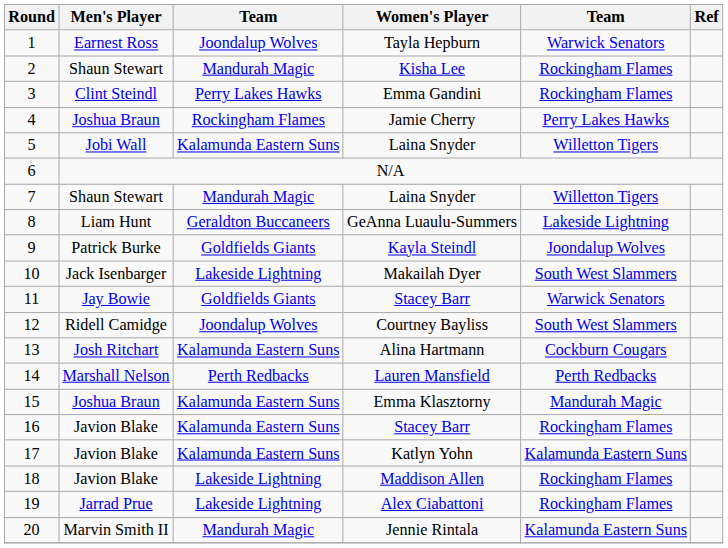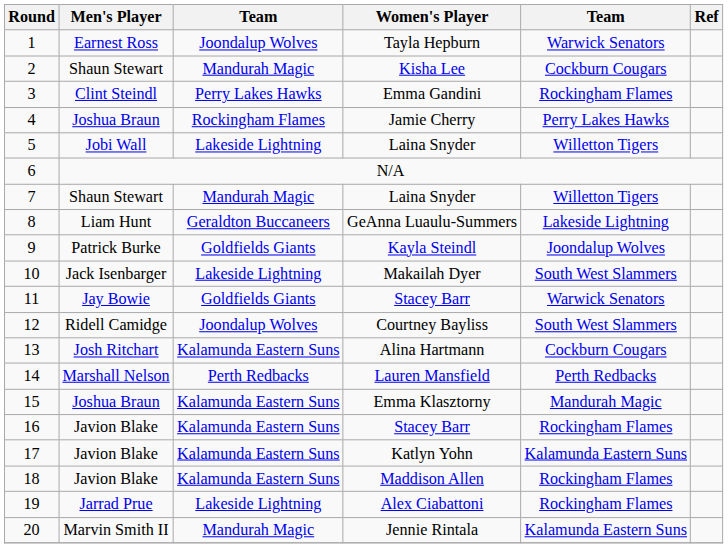(606, 68) Rockingham Flames -> (606, 68) Cockburn Cougars
(258, 145) Kalamunda Eastern Suns -> (258, 145) Lakeside Lightning
(258, 478) Lakeside Lightning -> (258, 478) Kalamunda Eastern Suns
